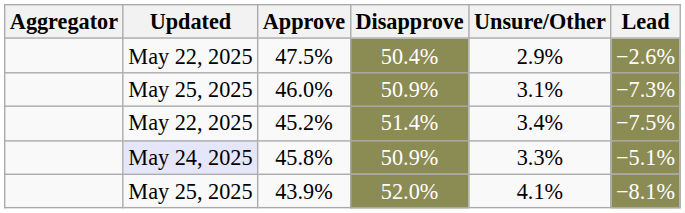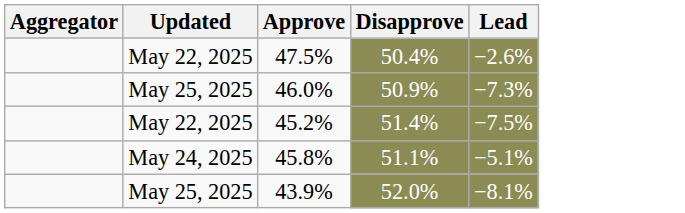- column: (540, 22)
(190, 157) lavender background -> (190, 157) no background
(410, 157) 50.9% -> (410, 157) 51.1%
